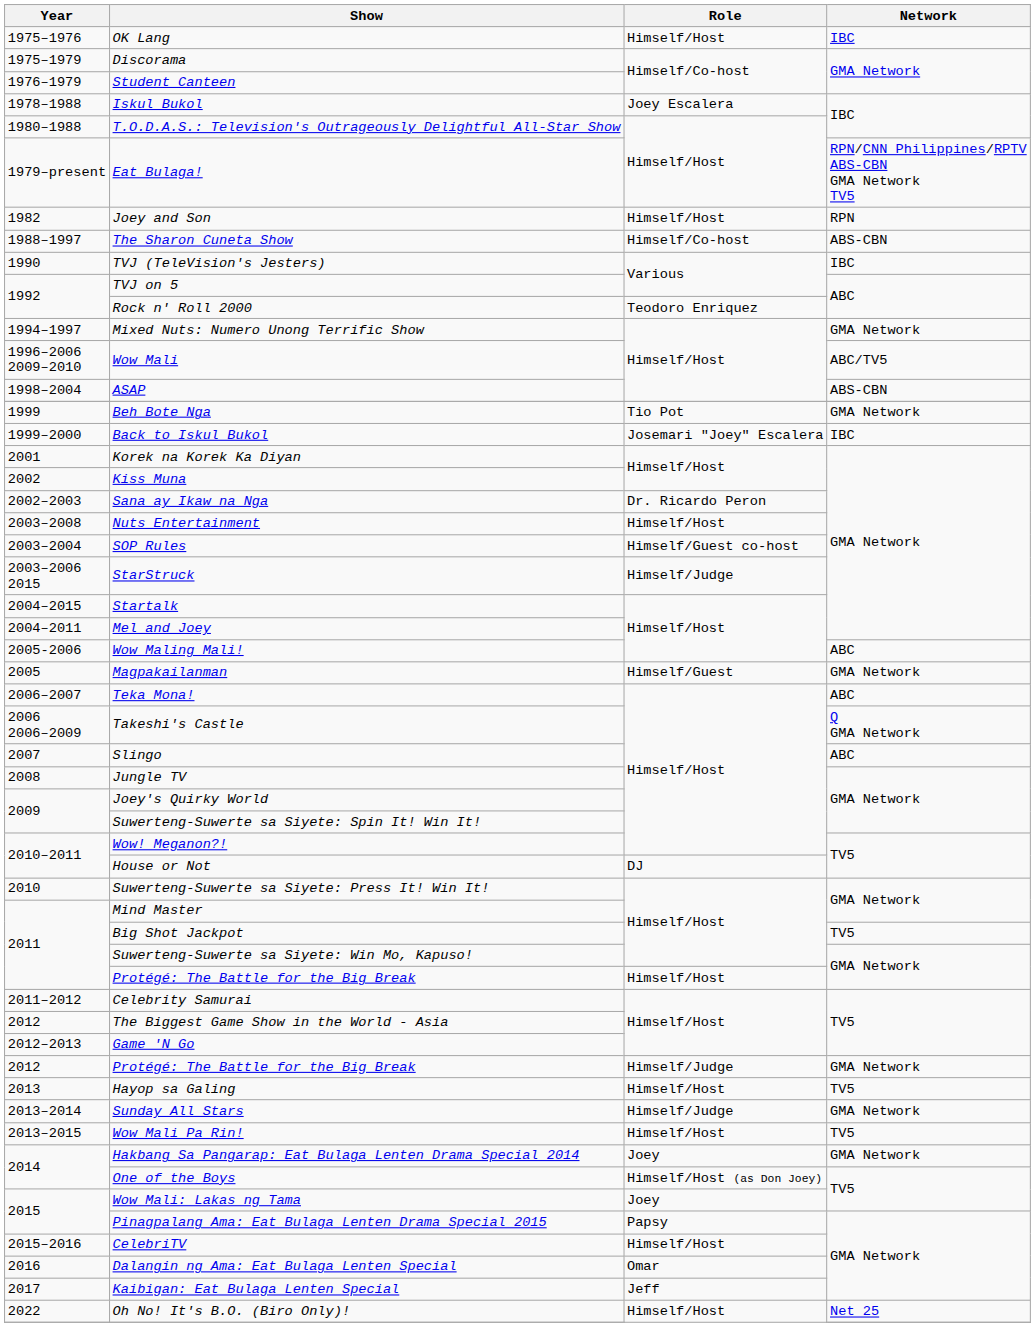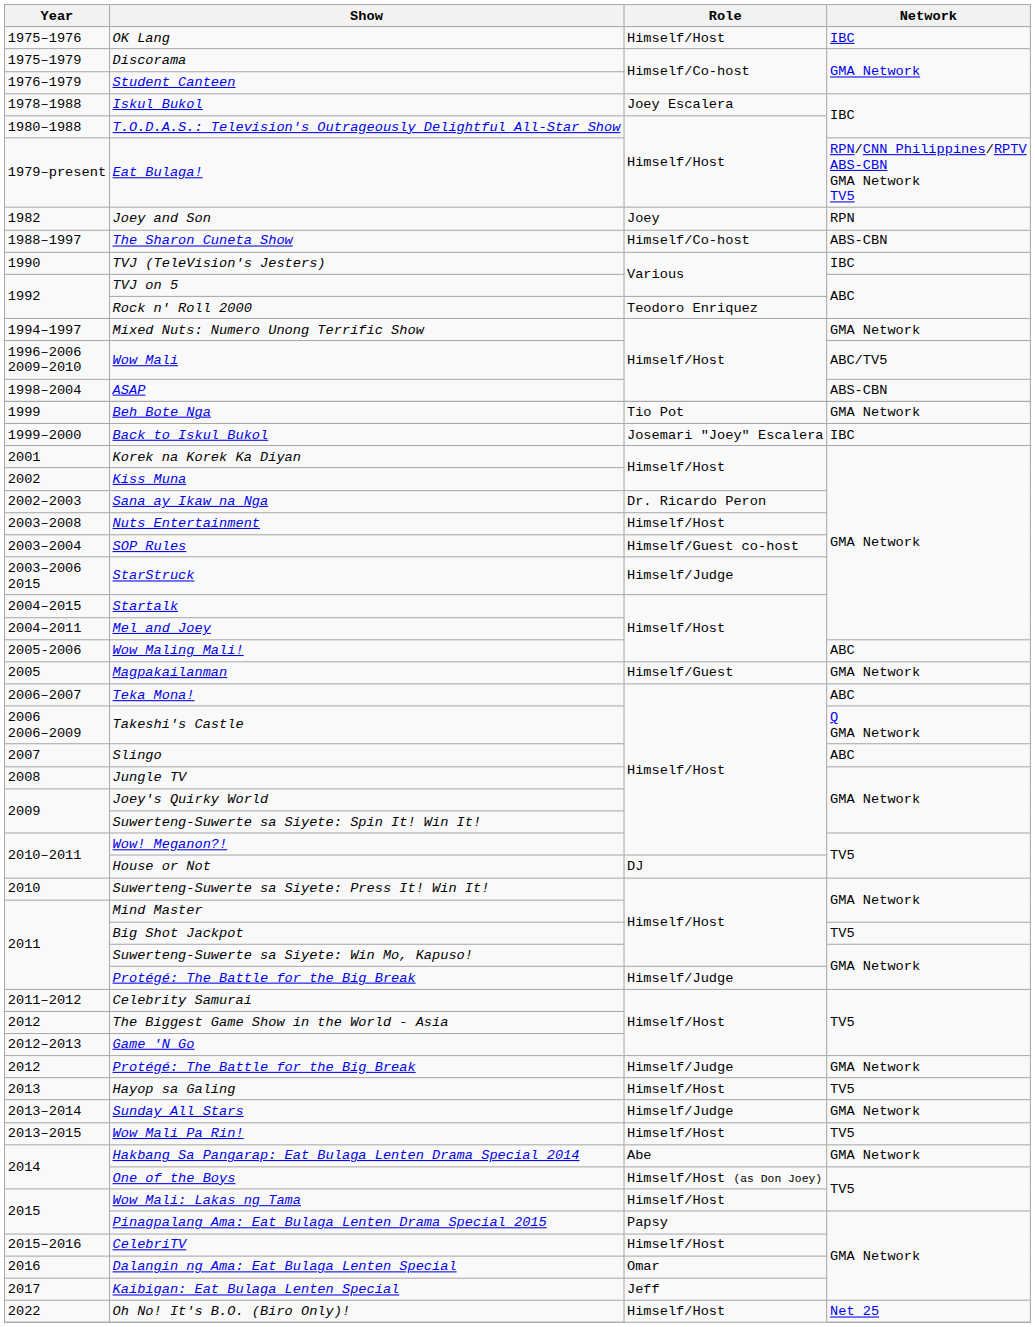(676, 219) Himself/Host -> (643, 219) Joey
(676, 978) Himself/Host -> (680, 978) Himself/Judge
(643, 1156) Joey -> (639, 1156) Abe
(643, 1200) Joey -> (676, 1200) Himself/Host
